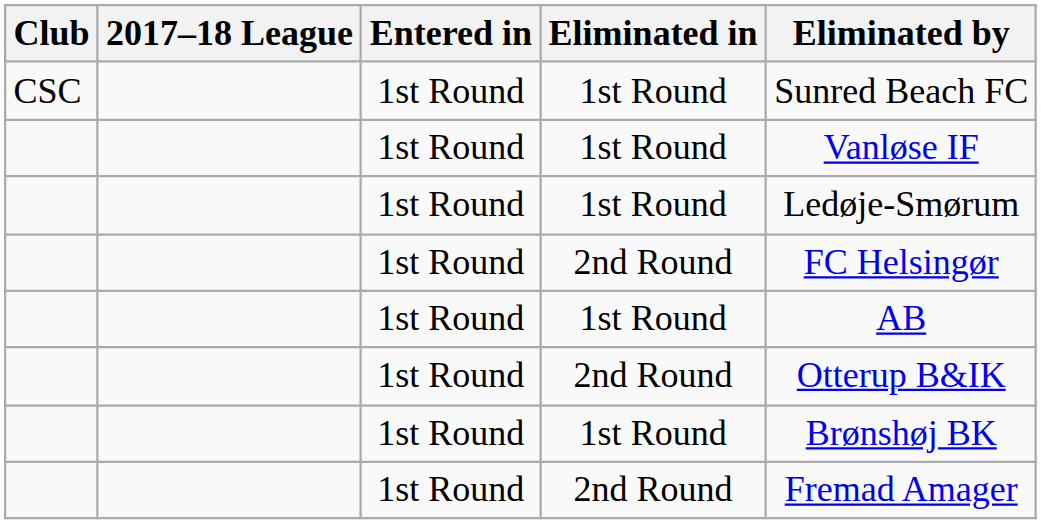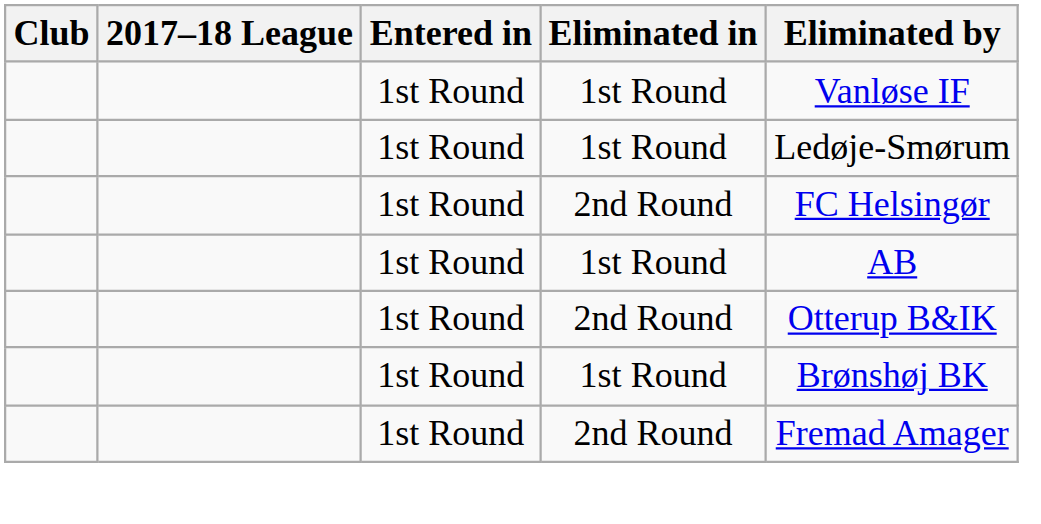- row: (47, 90)
